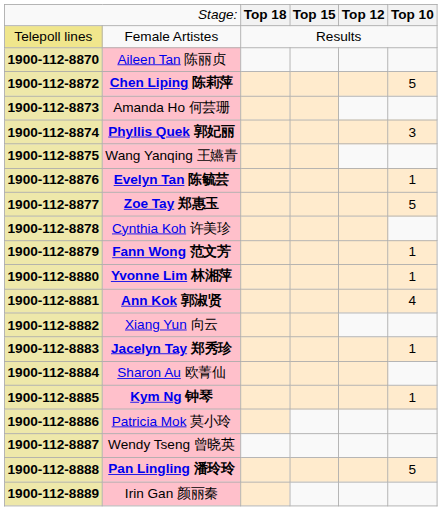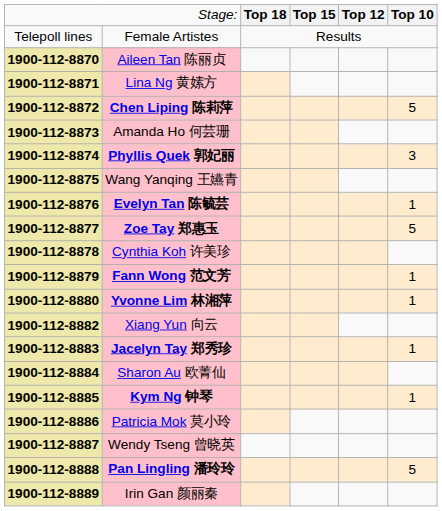(53, 36) khaki background -> (53, 36) no background
+ row: (171, 83)
- row: (171, 300)
